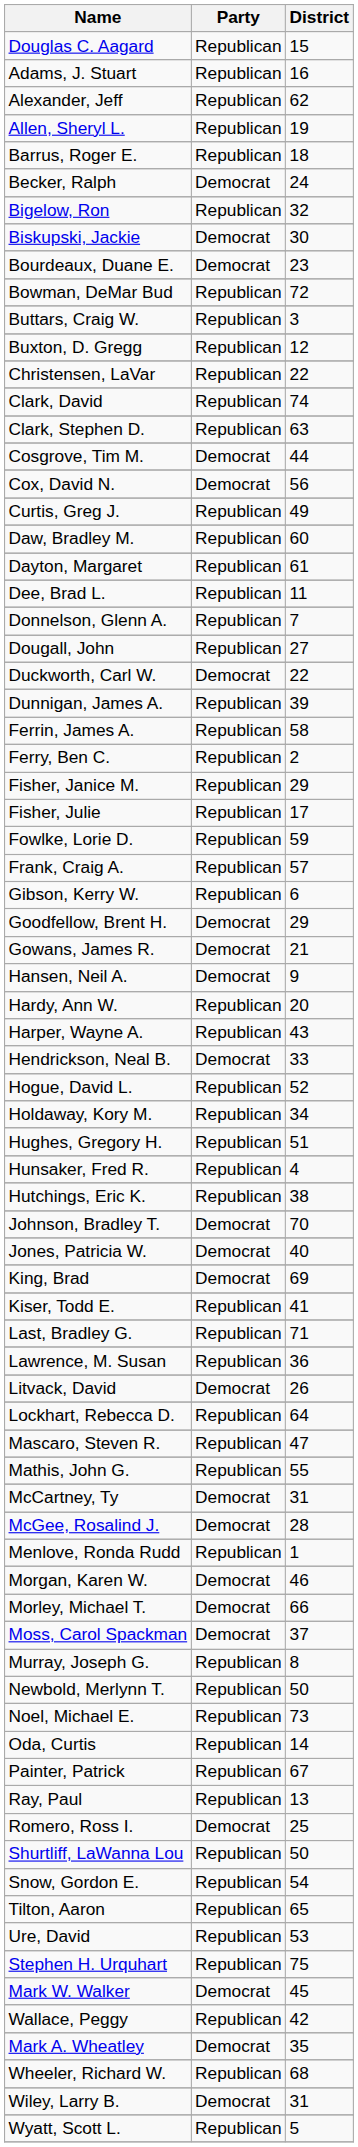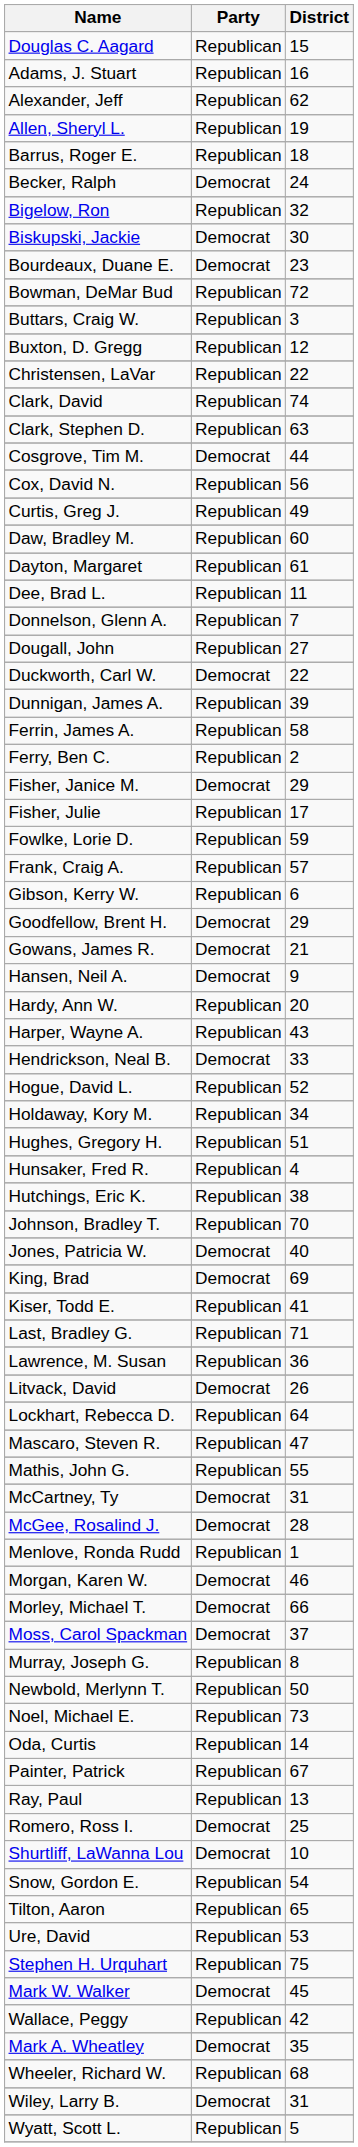(233, 484) Democrat -> (238, 484) Republican
(238, 785) Republican -> (233, 785) Democrat
(233, 1224) Democrat -> (238, 1224) Republican
(238, 1854) Republican -> (233, 1854) Democrat
(299, 1854) 50 -> (299, 1854) 10
